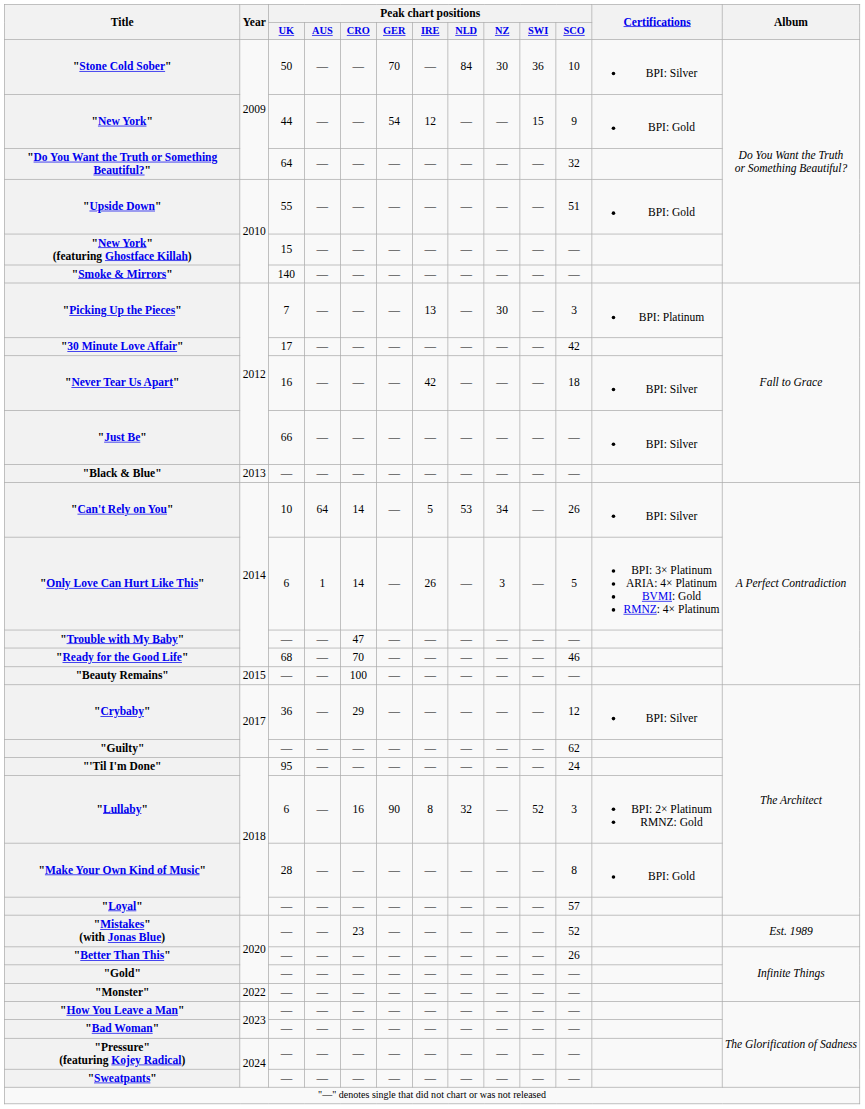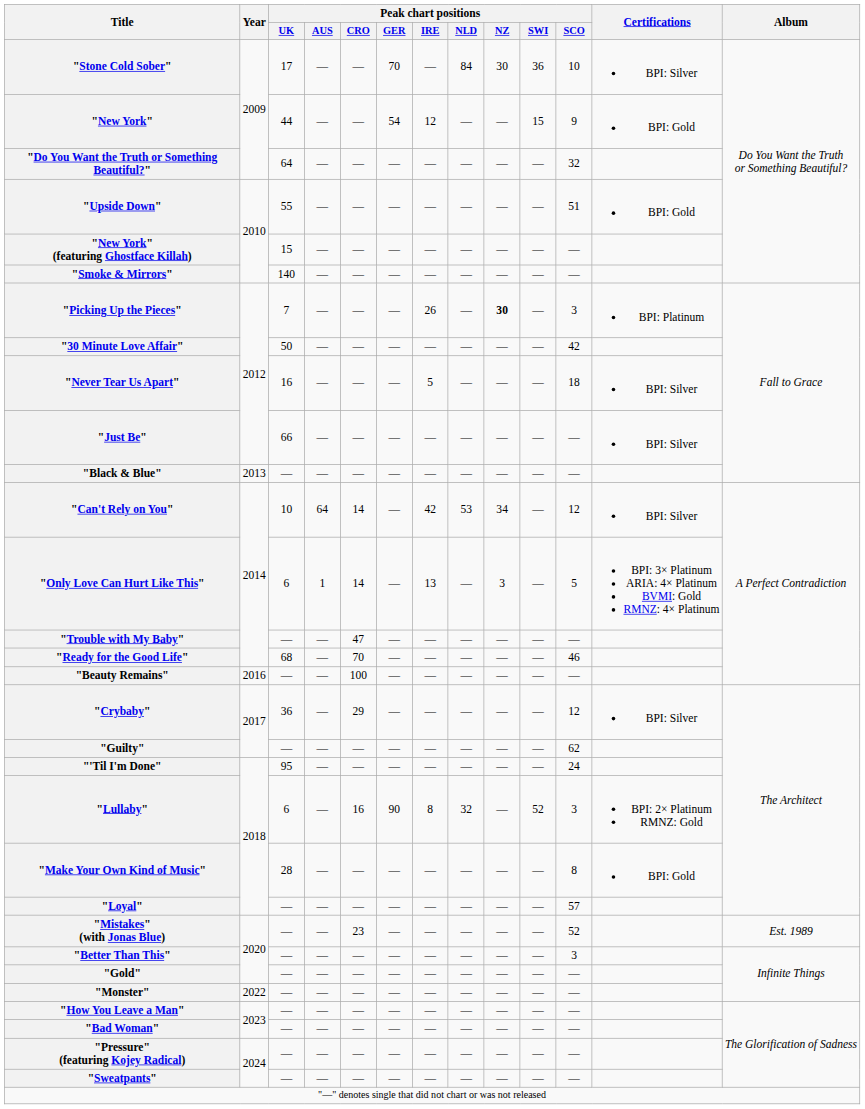(286, 67) 50 -> (286, 67) 17
(430, 310) 13 -> (430, 310) 26
(502, 310) normal -> (502, 310) bold
(286, 346) 17 -> (286, 346) 50
(430, 383) 42 -> (430, 383) 5
(430, 509) 5 -> (430, 509) 42
(574, 509) 26 -> (574, 509) 12
(430, 583) 26 -> (430, 583) 13
(254, 675) 2015 -> (254, 675) 2016
(574, 955) 26 -> (574, 955) 3
